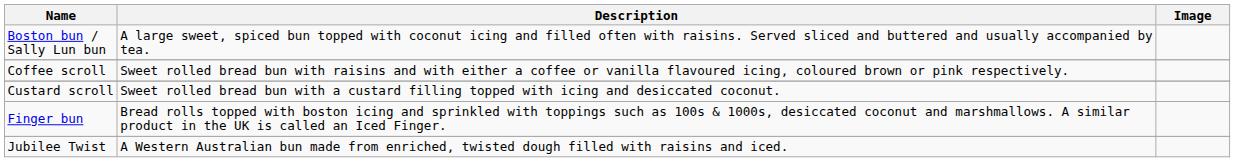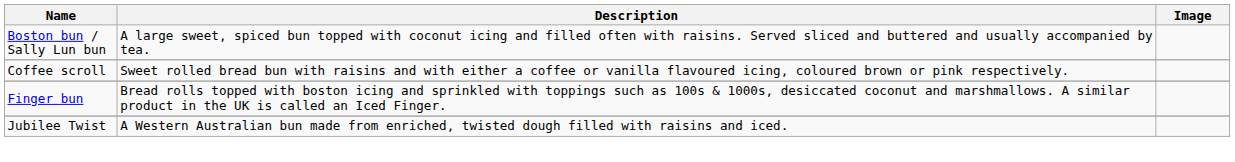- row: (61, 91)
